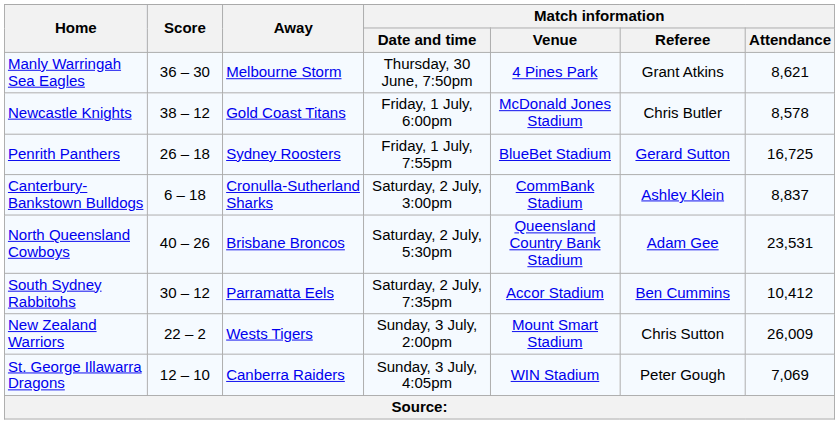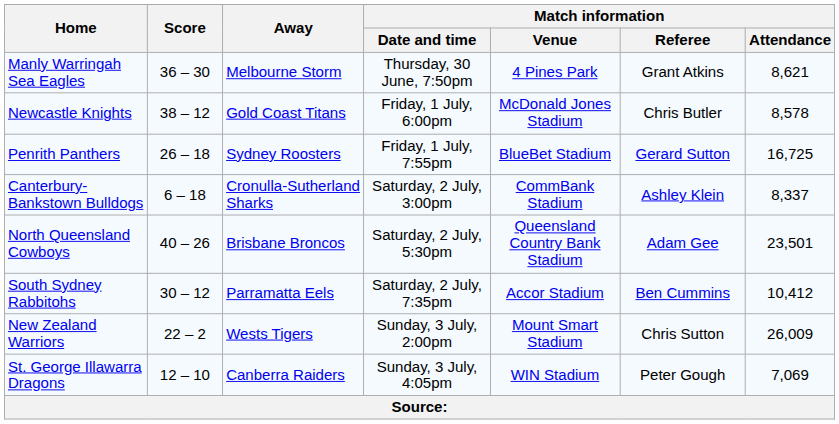(790, 194) 8,837 -> (790, 194) 8,337
(790, 244) 23,531 -> (790, 244) 23,501
